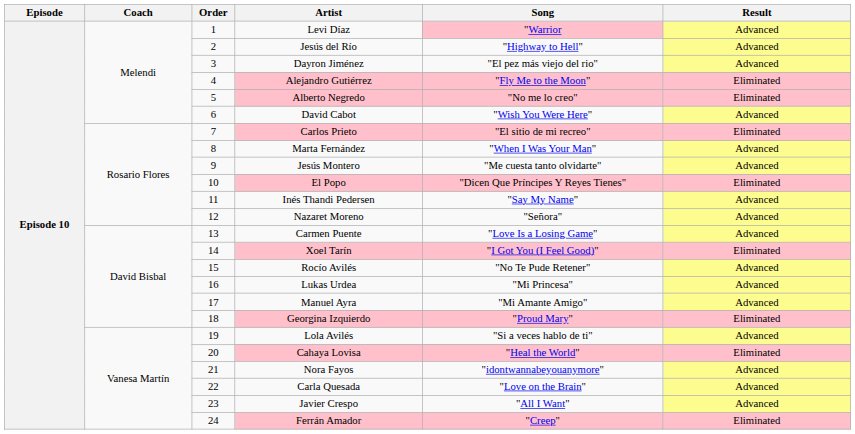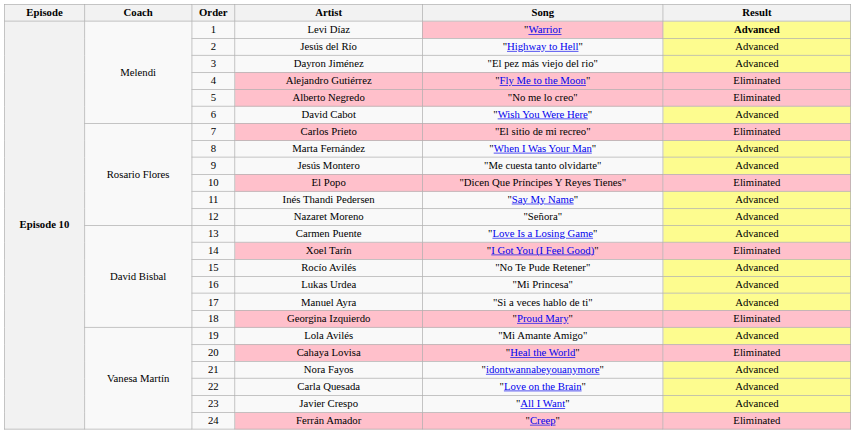(757, 30) normal -> (757, 30) bold
(543, 302) "Mi Amante Amigo" -> (543, 302) "Si a veces hablo de ti"
(543, 336) "Si a veces hablo de ti" -> (543, 336) "Mi Amante Amigo"
